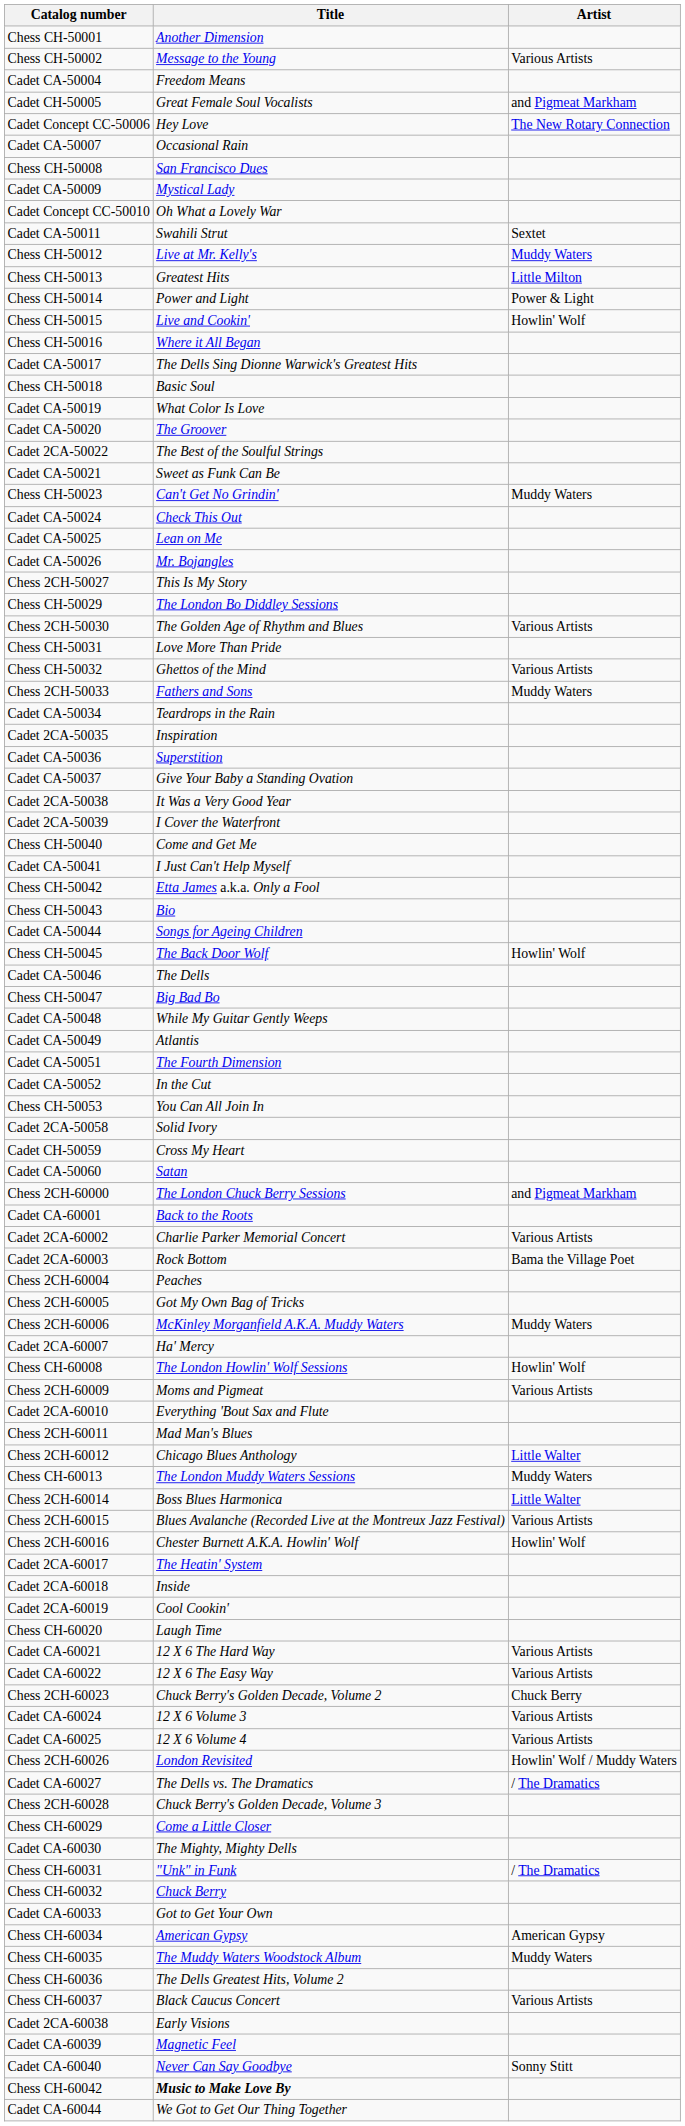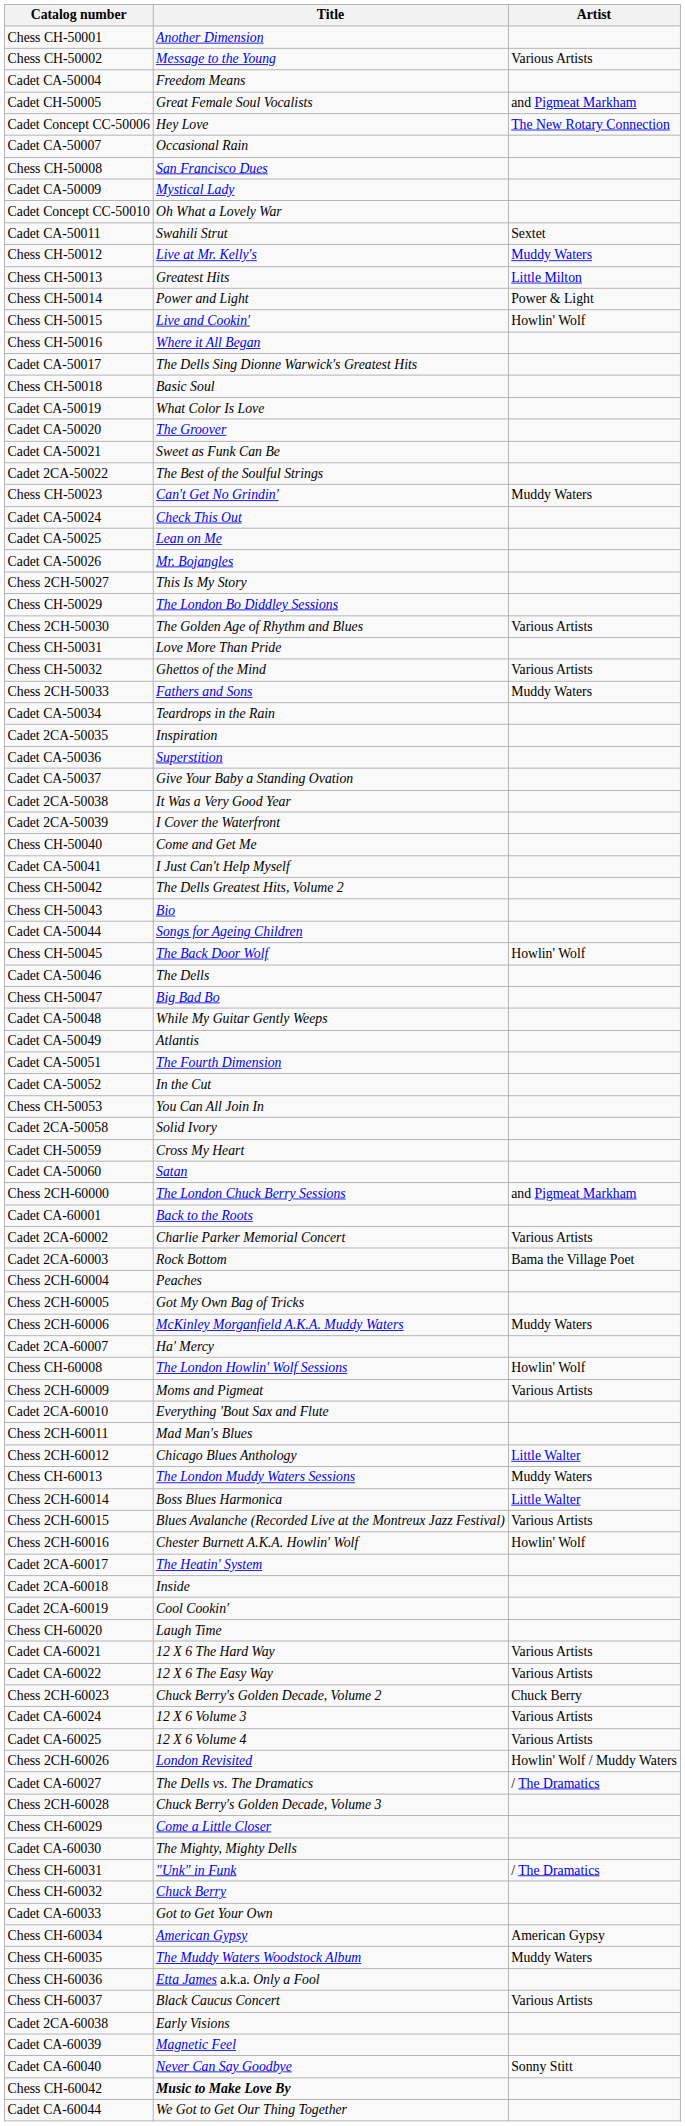rows swapped: (54, 473) <-> (58, 451)
(238, 888) Etta James a.k.a. Only a Fool -> (250, 888) The Dells Greatest Hits, Volume 2
(250, 1979) The Dells Greatest Hits, Volume 2 -> (238, 1979) Etta James a.k.a. Only a Fool
